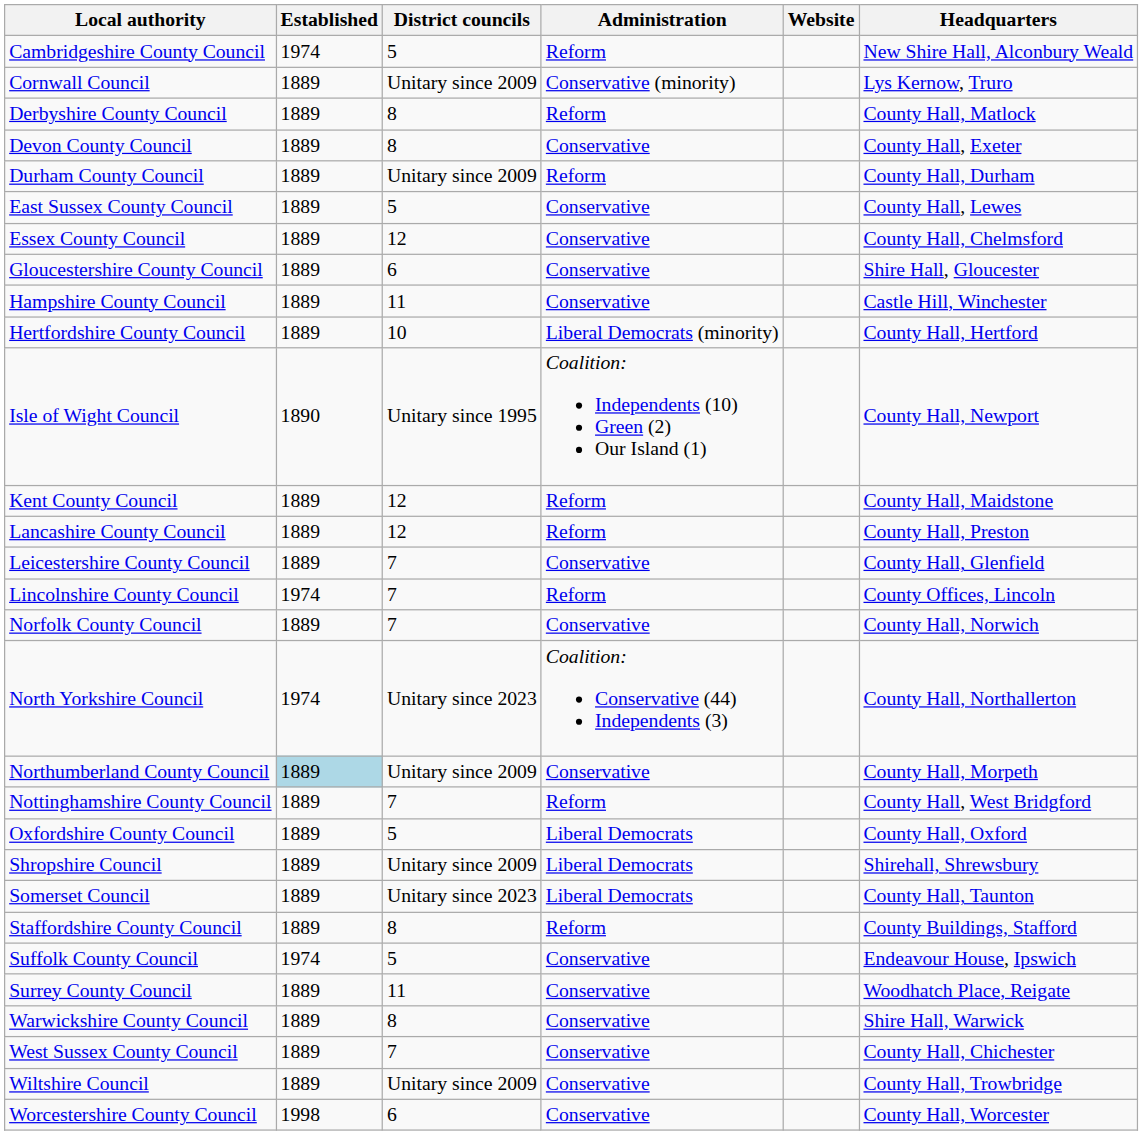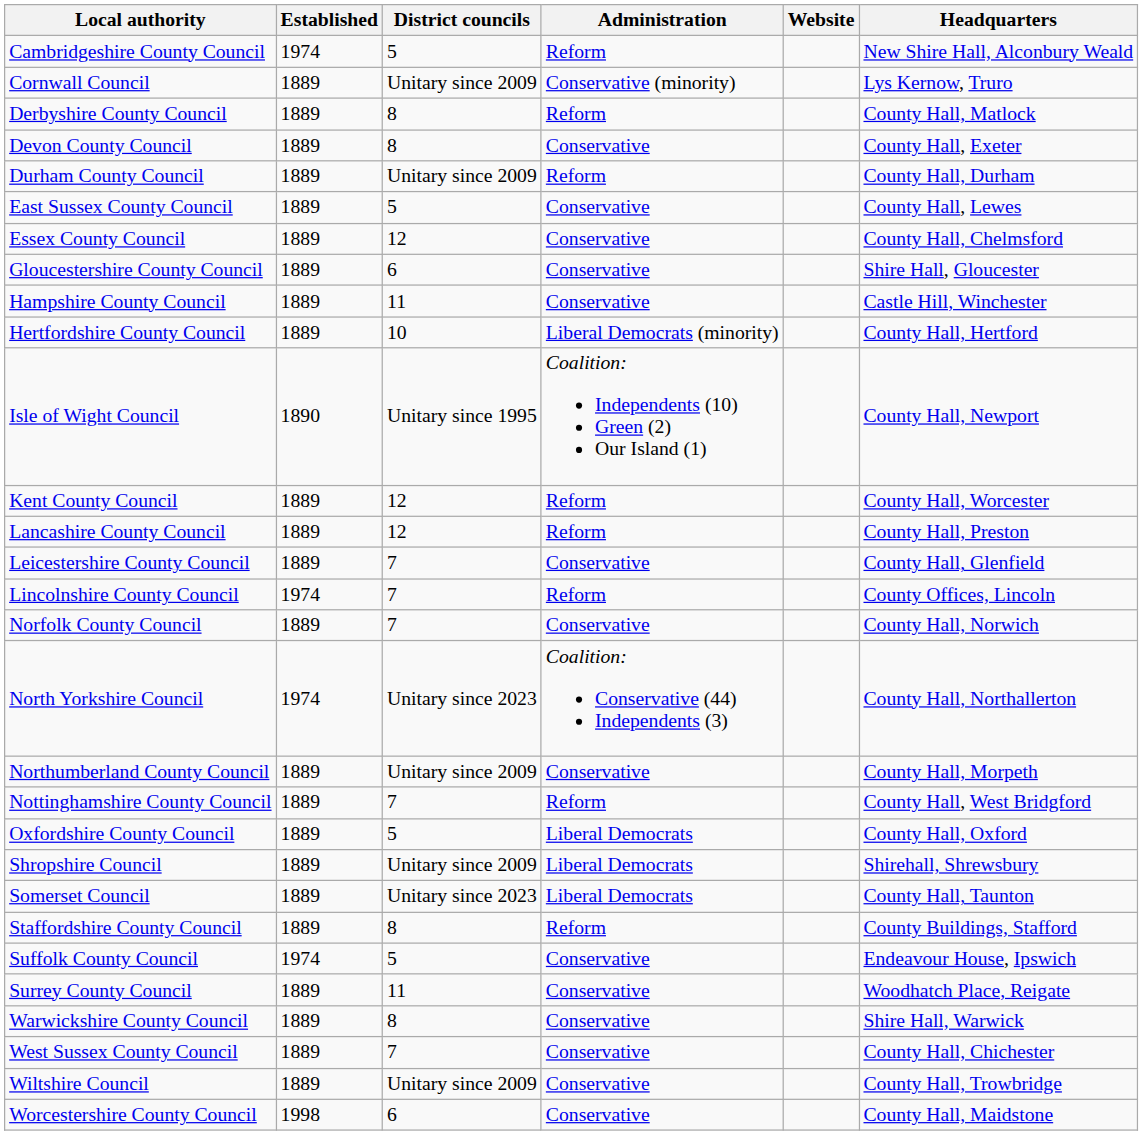(958, 500) County Hall, Maidstone -> (956, 500) County Hall, Worcester
(300, 771) lightblue background -> (300, 771) no background
(956, 1114) County Hall, Worcester -> (958, 1114) County Hall, Maidstone
